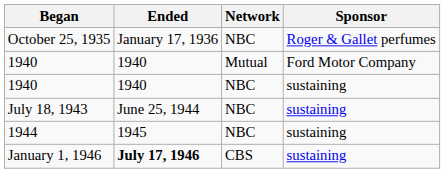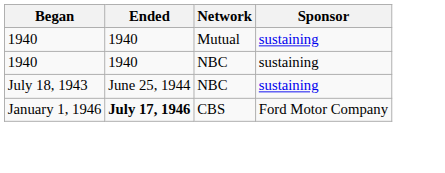- row: (59, 39)
(351, 62) Ford Motor Company -> (289, 39) sustaining
- row: (23, 132)
(316, 156) sustaining -> (323, 109) Ford Motor Company
